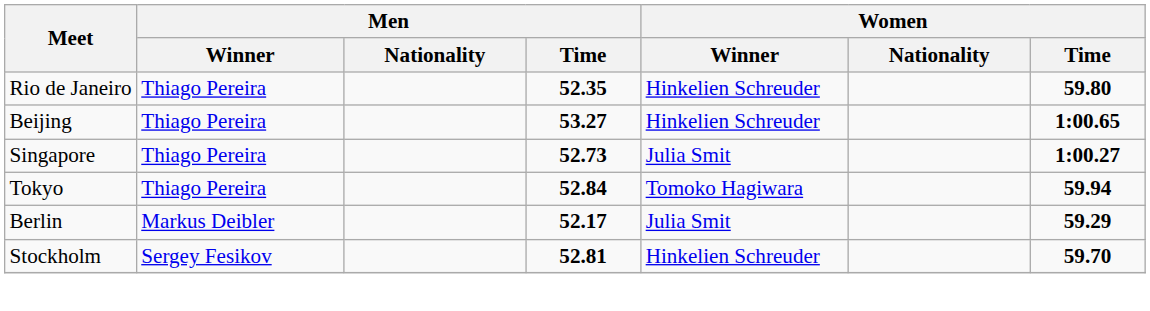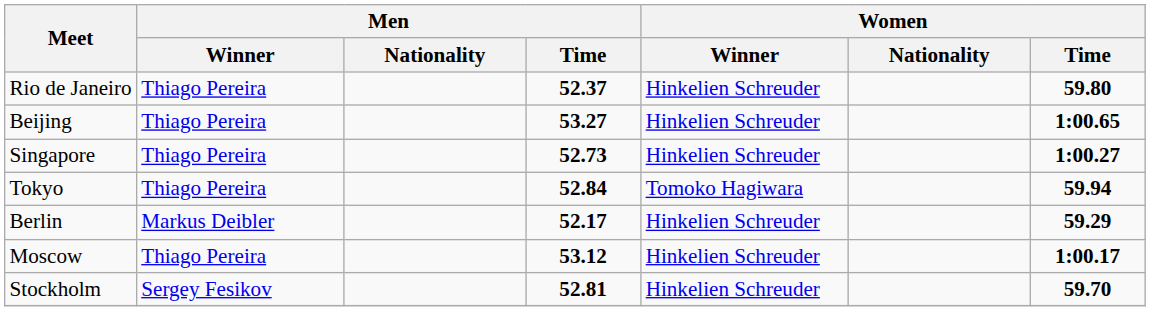(583, 88) 52.35 -> (583, 88) 52.37
(688, 155) Julia Smit -> (733, 155) Hinkelien Schreuder
(688, 222) Julia Smit -> (733, 222) Hinkelien Schreuder
+ row: (46, 255)
